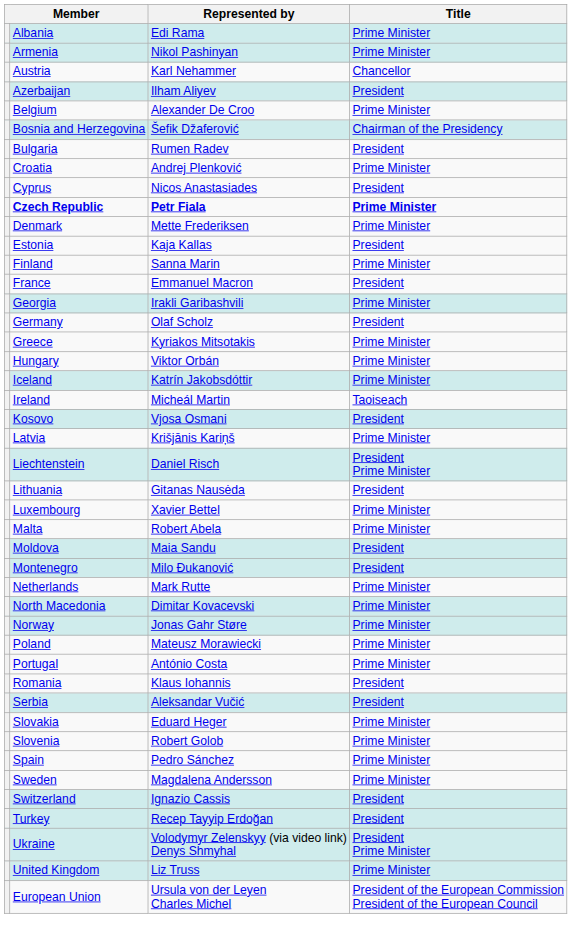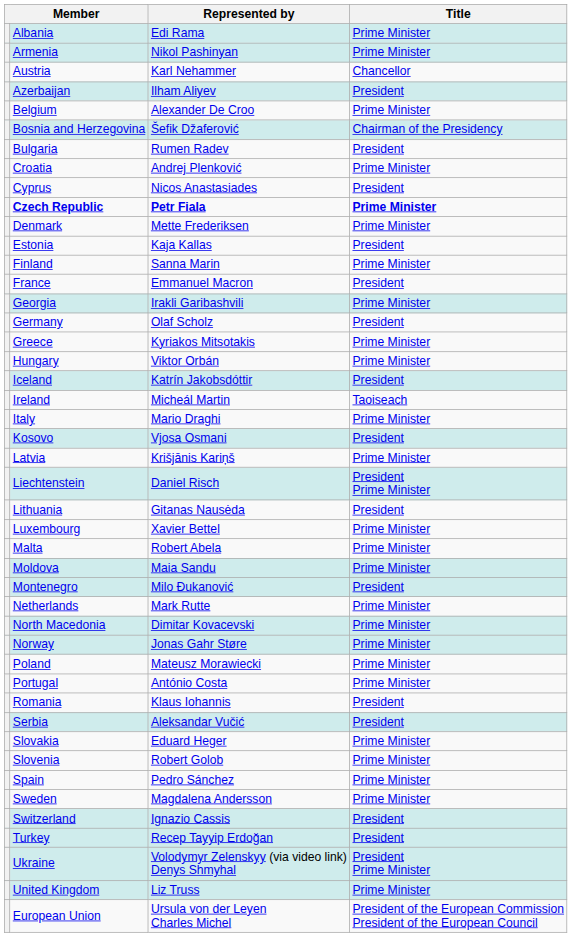(391, 380) Prime Minister -> (378, 380) President
+ row: (24, 419)
(378, 548) President -> (391, 567) Prime Minister
